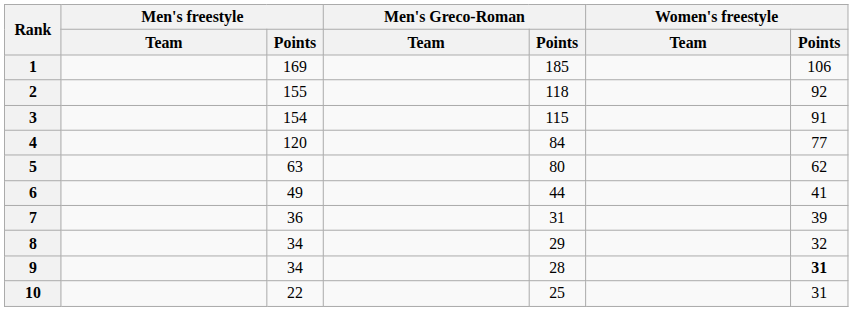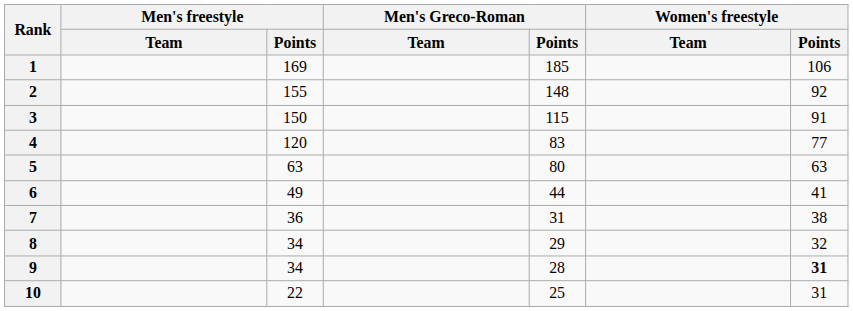(557, 92) 118 -> (557, 92) 148
(295, 117) 154 -> (295, 117) 150
(557, 142) 84 -> (557, 142) 83
(819, 167) 62 -> (819, 167) 63
(819, 218) 39 -> (819, 218) 38
